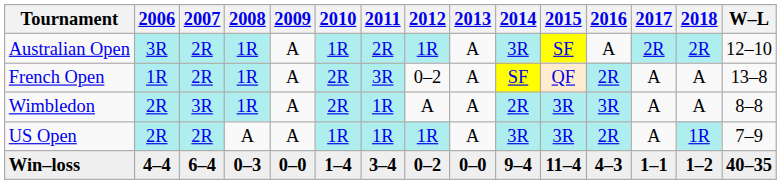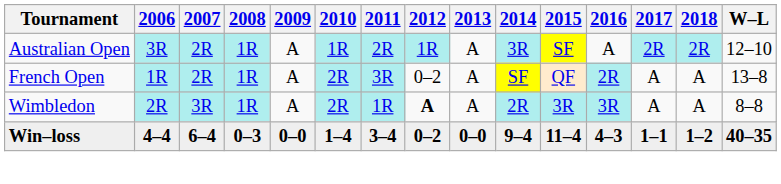(427, 106) normal -> (427, 106) bold
- row: (43, 135)
